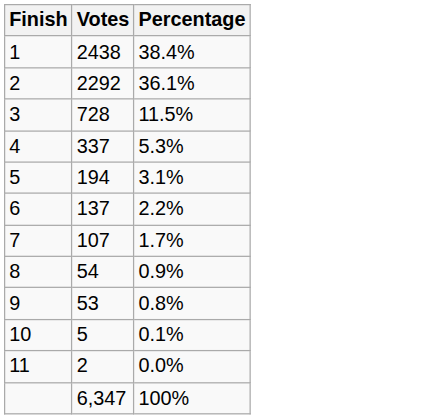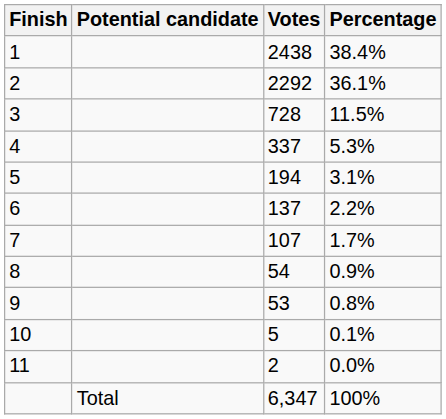+ column: (168, 20)
